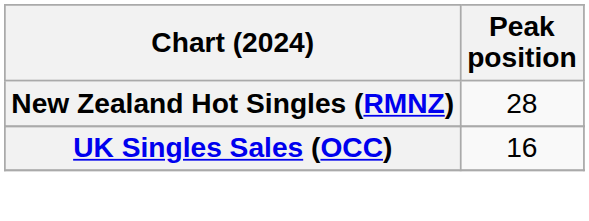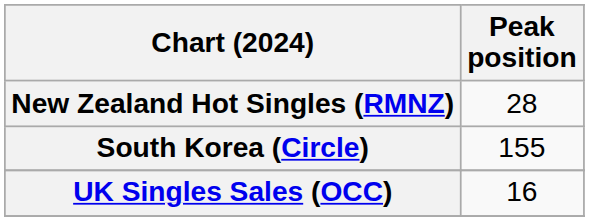+ row: (233, 147)
